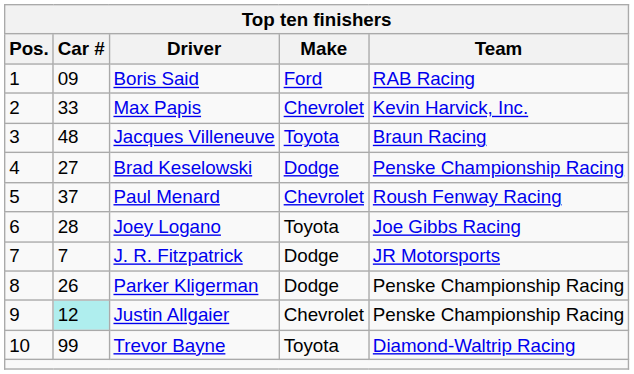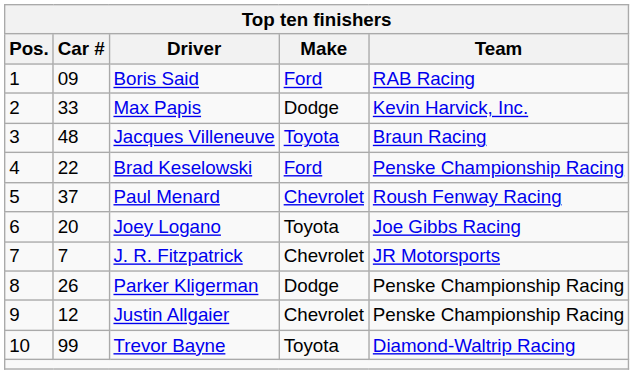(324, 108) Chevrolet -> (311, 108) Dodge
(68, 167) 27 -> (68, 167) 22
(311, 167) Dodge -> (303, 167) Ford
(68, 226) 28 -> (68, 226) 20
(311, 256) Dodge -> (324, 256) Chevrolet
(68, 315) paleturquoise background -> (68, 315) no background
